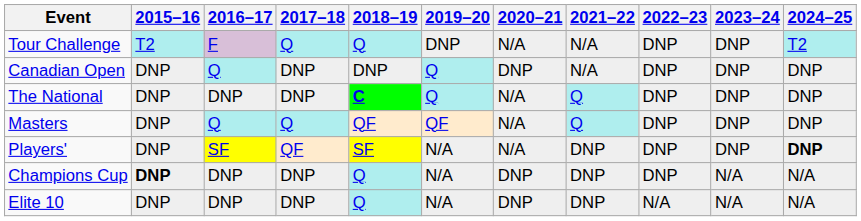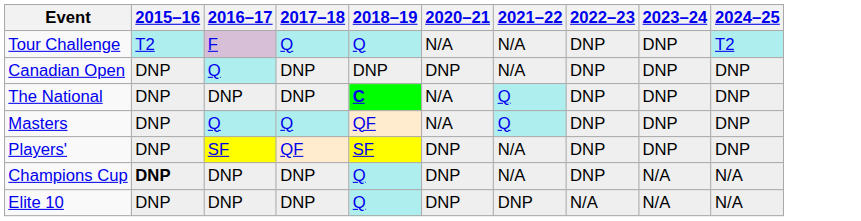- column: (458, 17)
(512, 149) N/A -> (443, 149) DNP
(588, 149) DNP -> (512, 149) N/A
(805, 149) bold -> (733, 149) normal
(588, 176) DNP -> (512, 176) N/A
